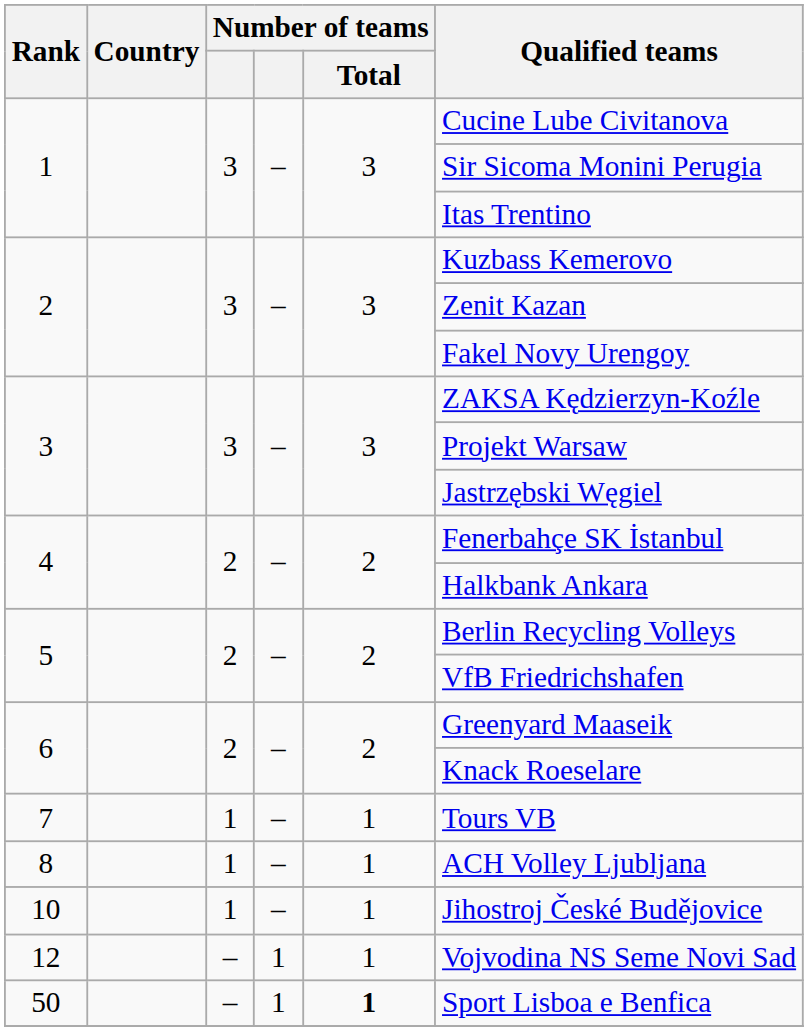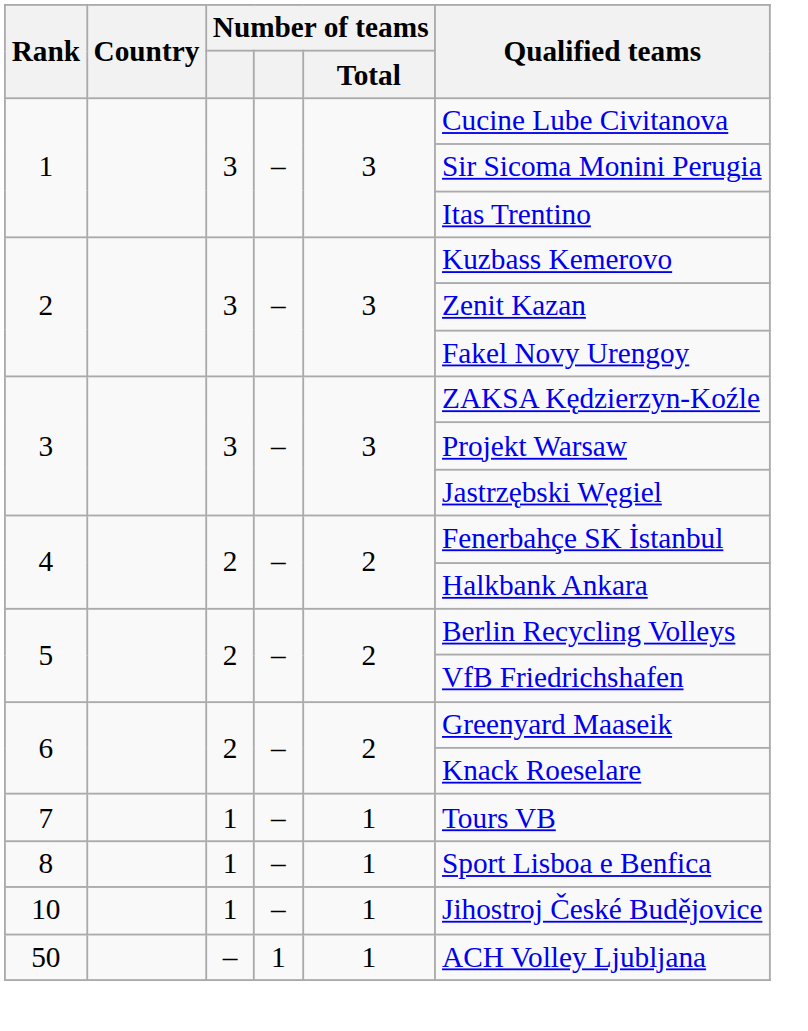(574, 863) ACH Volley Ljubljana -> (577, 863) Sport Lisboa e Benfica
- row: (46, 956)
(369, 1002) bold -> (369, 956) normal
(577, 1002) Sport Lisboa e Benfica -> (574, 956) ACH Volley Ljubljana
